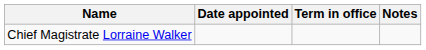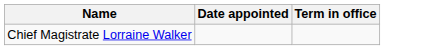- column: (400, 14)
